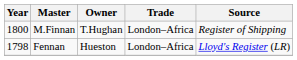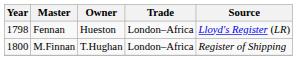rows swapped: (49, 47) <-> (54, 30)
